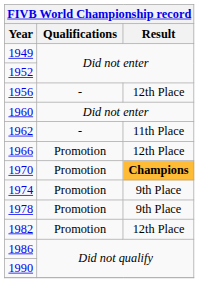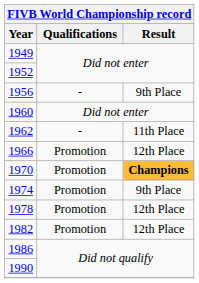(159, 92) 12th Place -> (159, 92) 9th Place
(159, 209) 9th Place -> (159, 209) 12th Place
